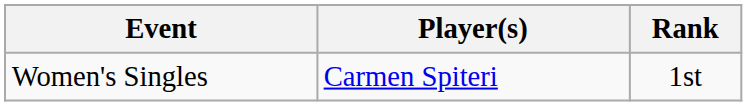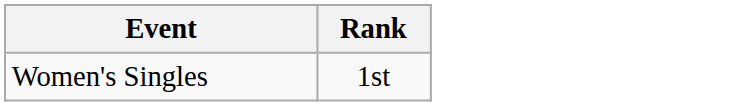- column: (473, 28)
